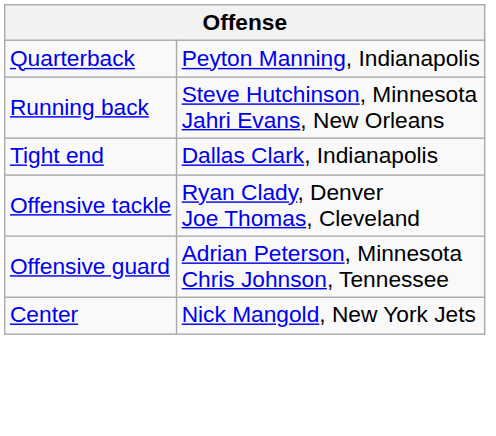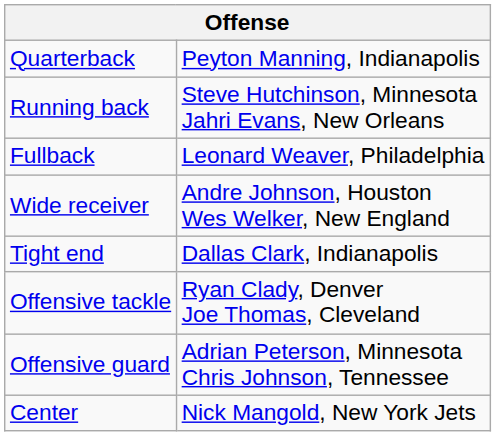+ row: (52, 156)
+ row: (79, 204)
